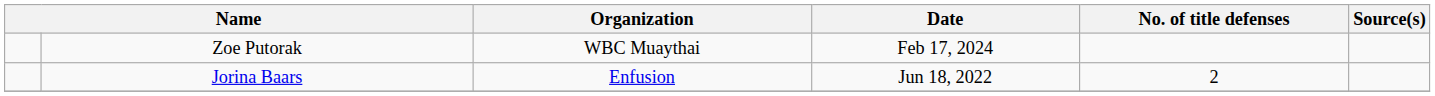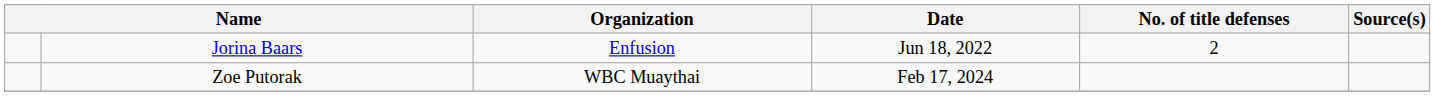rows swapped: (257, 47) <-> (257, 76)
